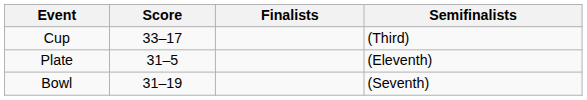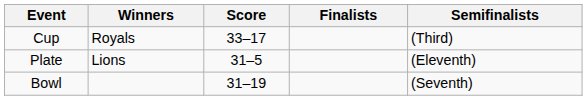+ column: (146, 15)
